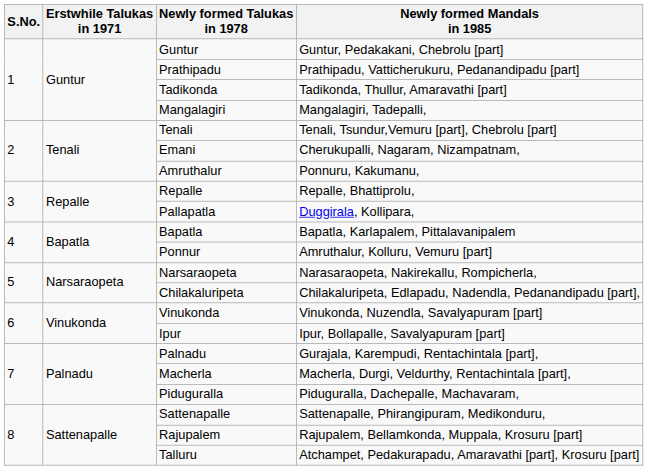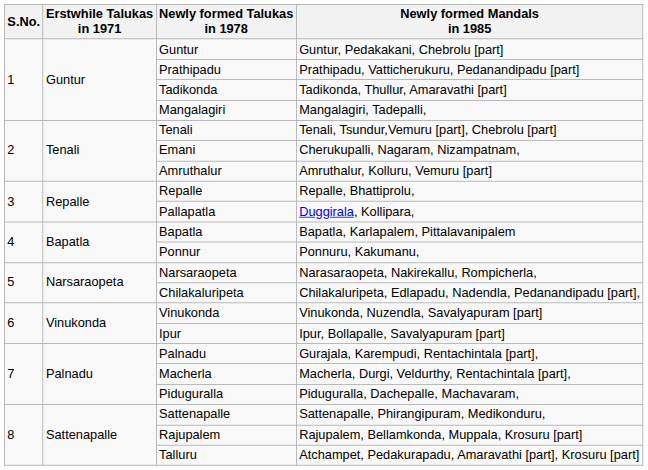(359, 171) Ponnuru, Kakumanu, -> (396, 171) Amruthalur, Kolluru, Vemuru [part]
(396, 252) Amruthalur, Kolluru, Vemuru [part] -> (359, 252) Ponnuru, Kakumanu,
